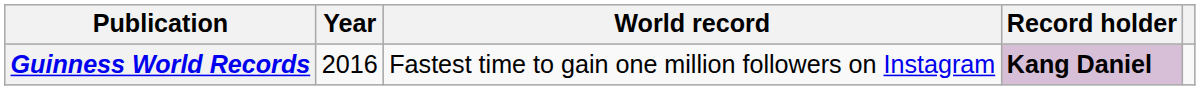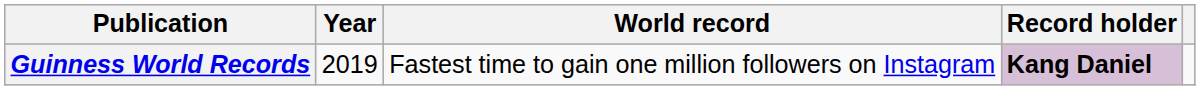(350, 64) 2016 -> (350, 64) 2019
